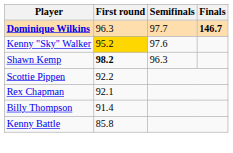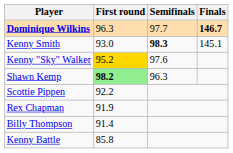+ row: (33, 44)
(105, 60) no background -> (105, 76) lightgreen background
(105, 92) 92.1 -> (105, 108) 91.9
